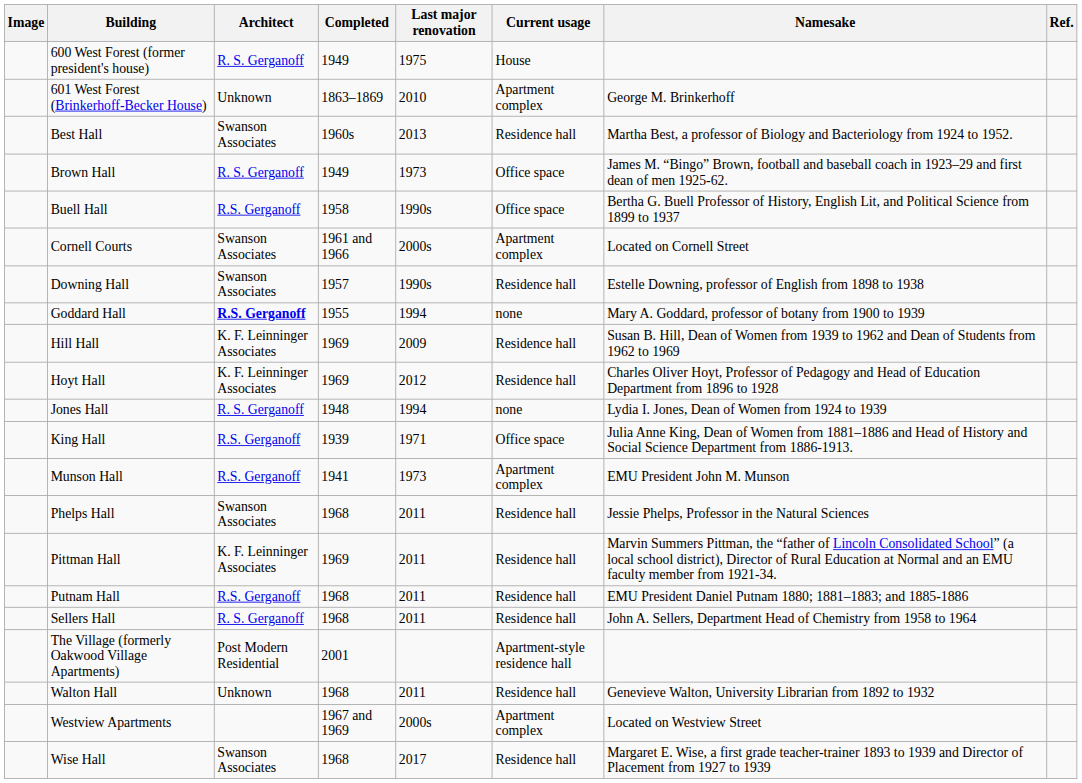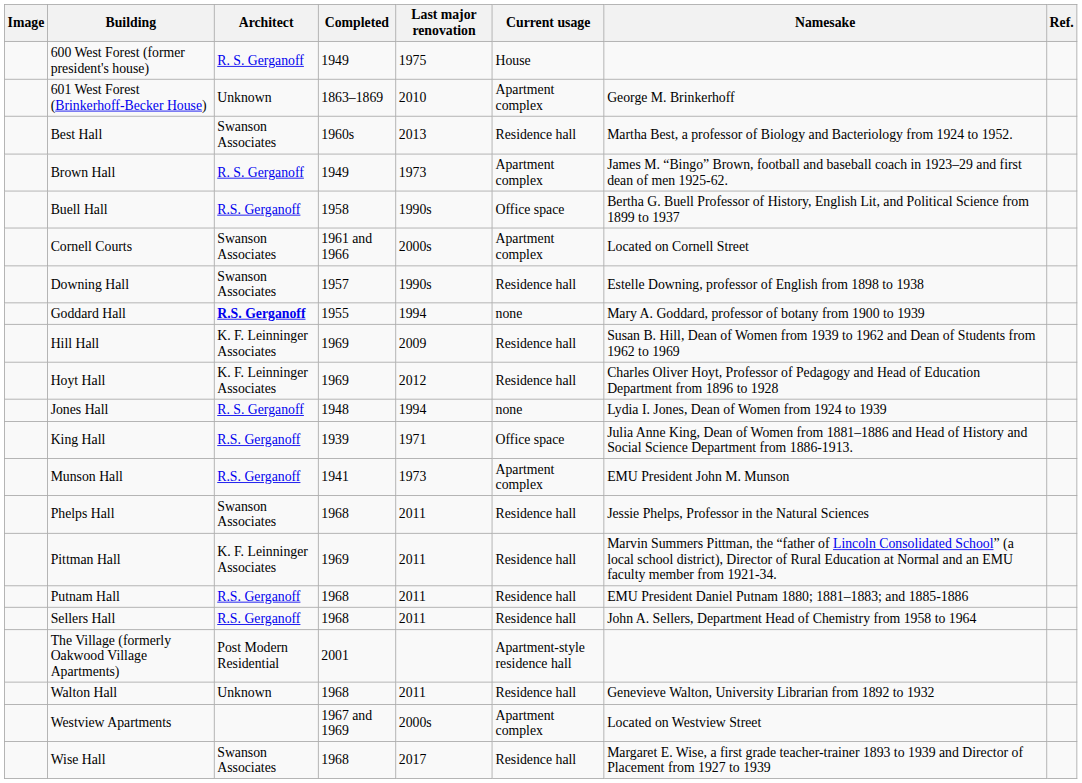(530, 172) Office space -> (525, 172) Apartment complex
(261, 618) R. S. Gerganoff -> (259, 618) R.S. Gerganoff
